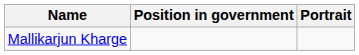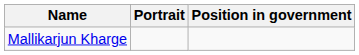columns swapped: (326, 15) <-> (214, 15)
